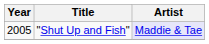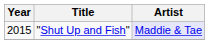(19, 30) 2005 -> (19, 30) 2015
